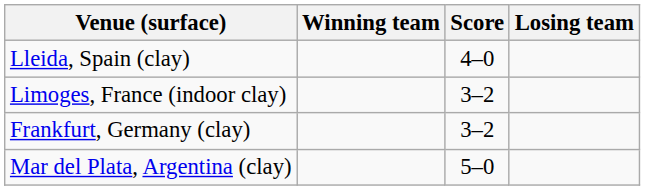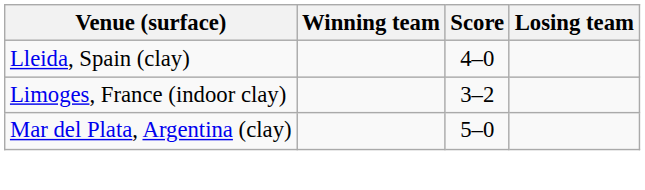- row: (130, 130)
